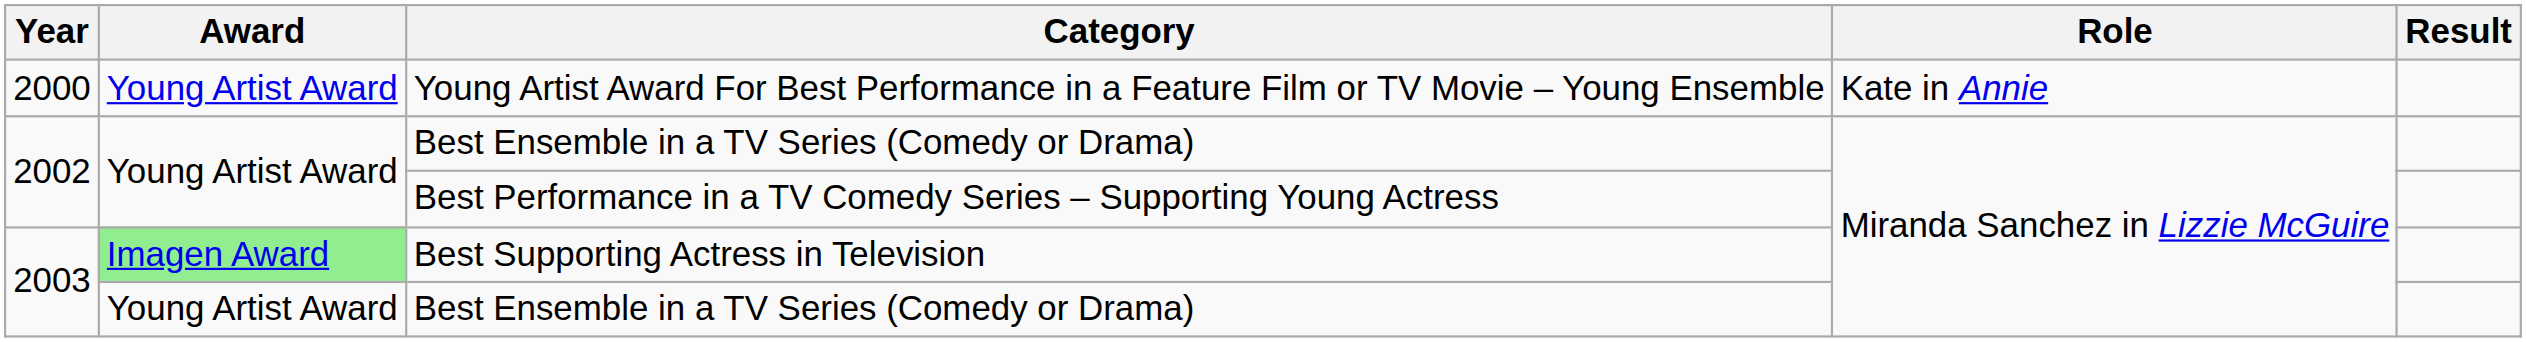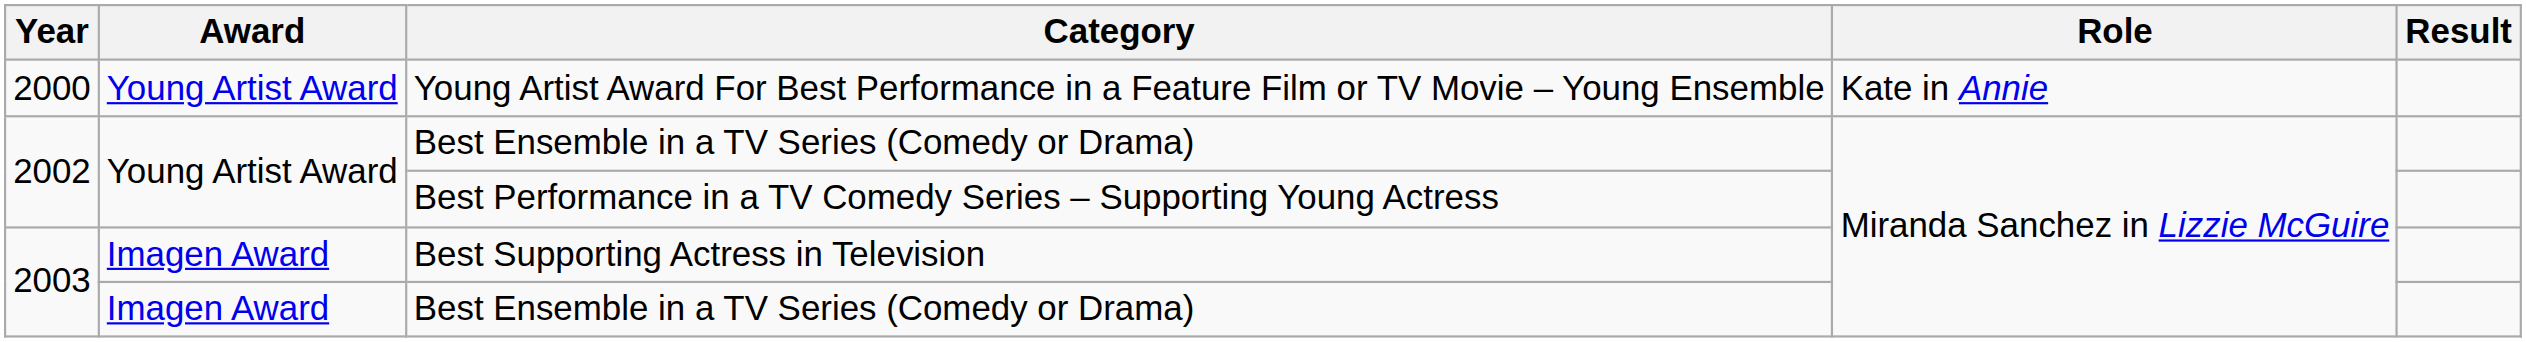(218, 253) lightgreen background -> (218, 253) no background
(252, 308) Young Artist Award -> (218, 308) Imagen Award
